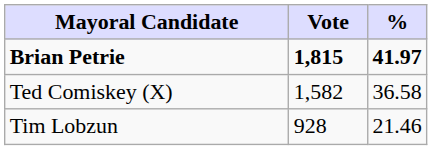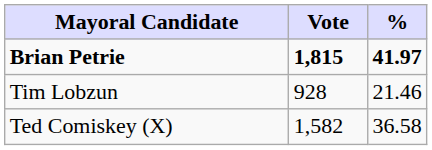rows swapped: (91, 91) <-> (64, 126)
